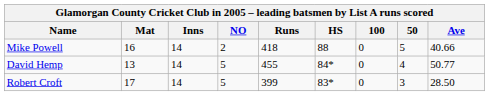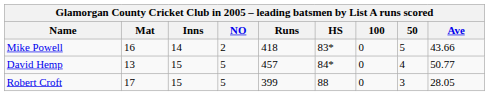(323, 47) 88 -> (326, 47) 83*
(442, 47) 40.66 -> (442, 47) 43.66
(176, 64) 14 -> (176, 64) 15
(269, 64) 455 -> (269, 64) 457
(176, 82) 14 -> (176, 82) 15
(326, 82) 83* -> (323, 82) 88
(442, 82) 28.50 -> (442, 82) 28.05
